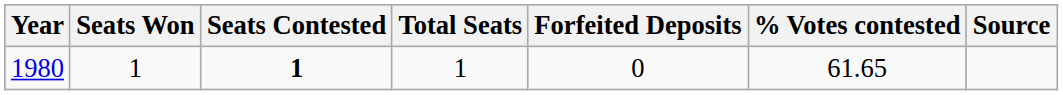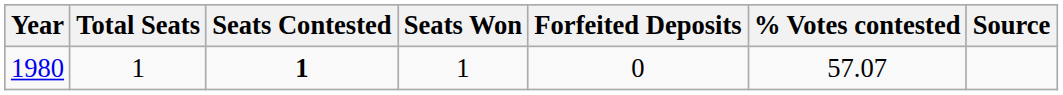columns swapped: (460, 25) <-> (135, 25)
(857, 67) 61.65 -> (857, 67) 57.07
